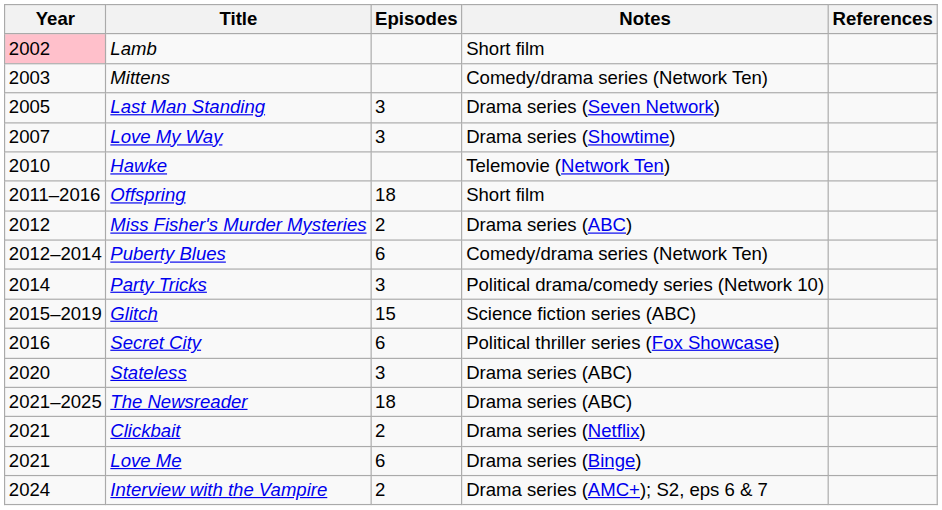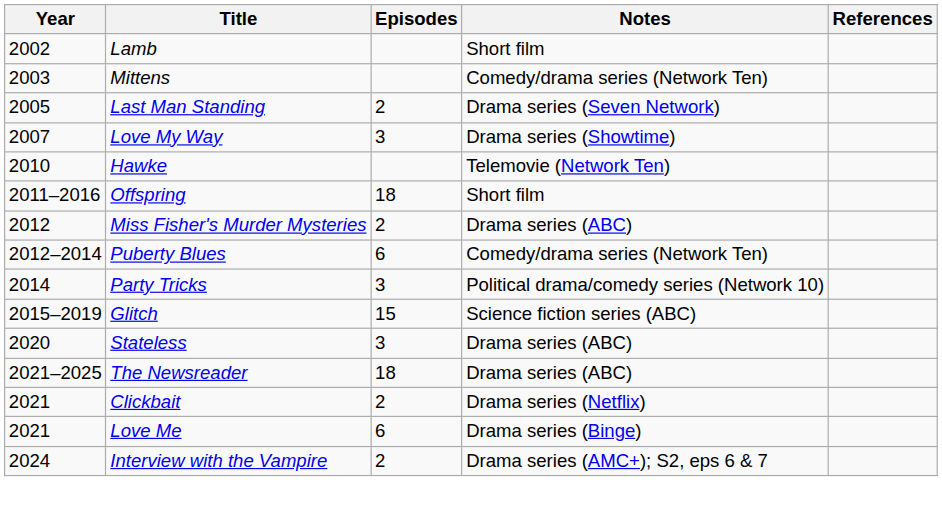(30, 48) pink background -> (30, 48) no background
(380, 107) 3 -> (380, 107) 2
- row: (156, 343)
